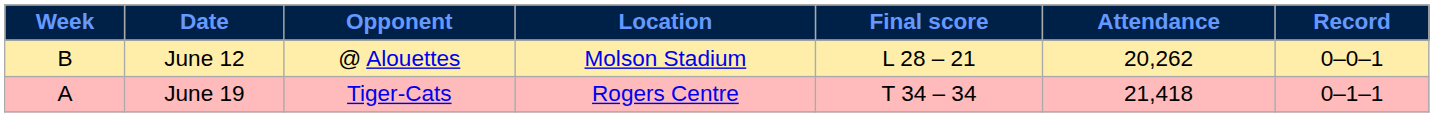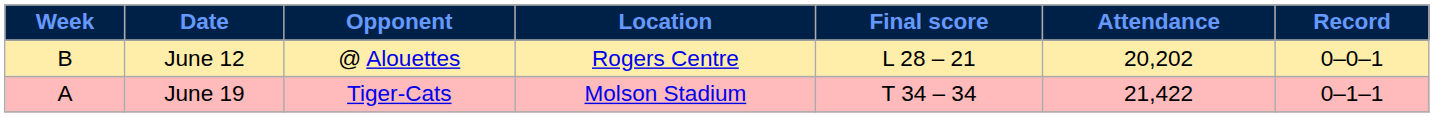(665, 58) Molson Stadium -> (665, 58) Rogers Centre
(1159, 58) 20,262 -> (1159, 58) 20,202
(665, 93) Rogers Centre -> (665, 93) Molson Stadium
(1159, 93) 21,418 -> (1159, 93) 21,422
